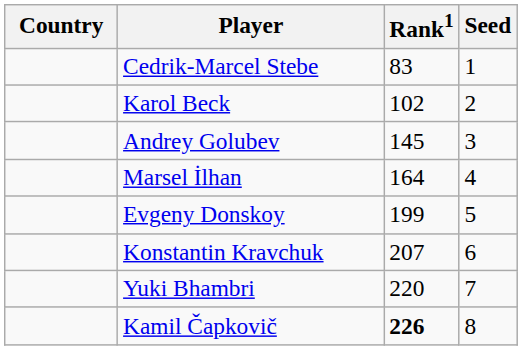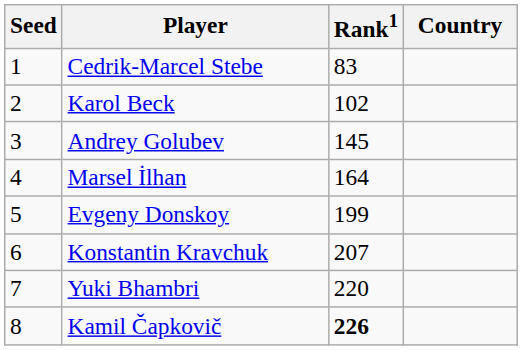columns swapped: (61, 26) <-> (488, 26)
